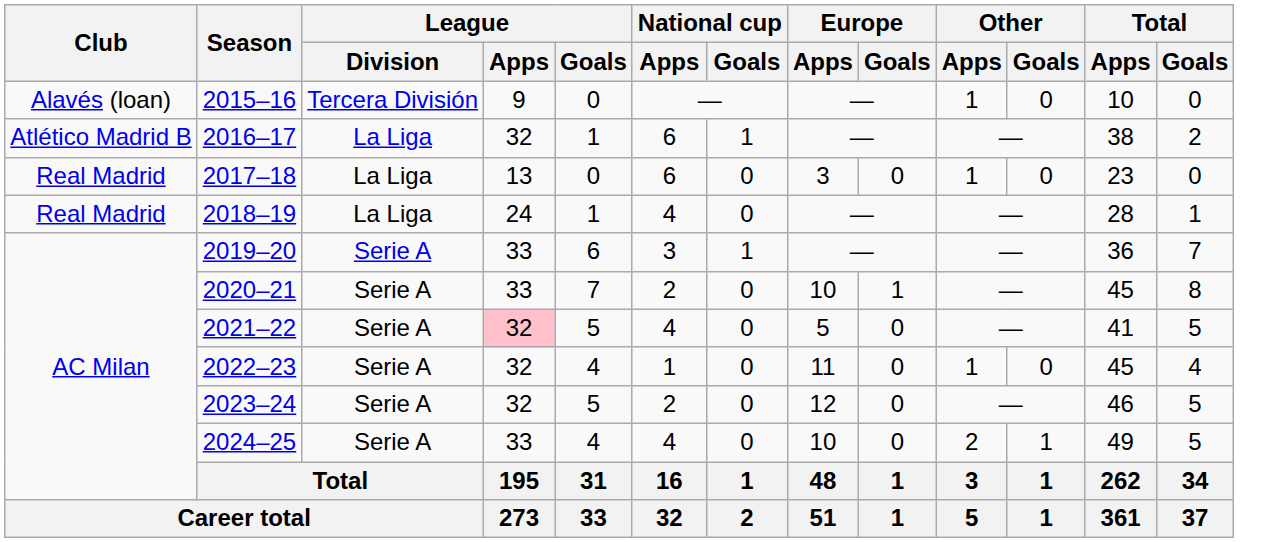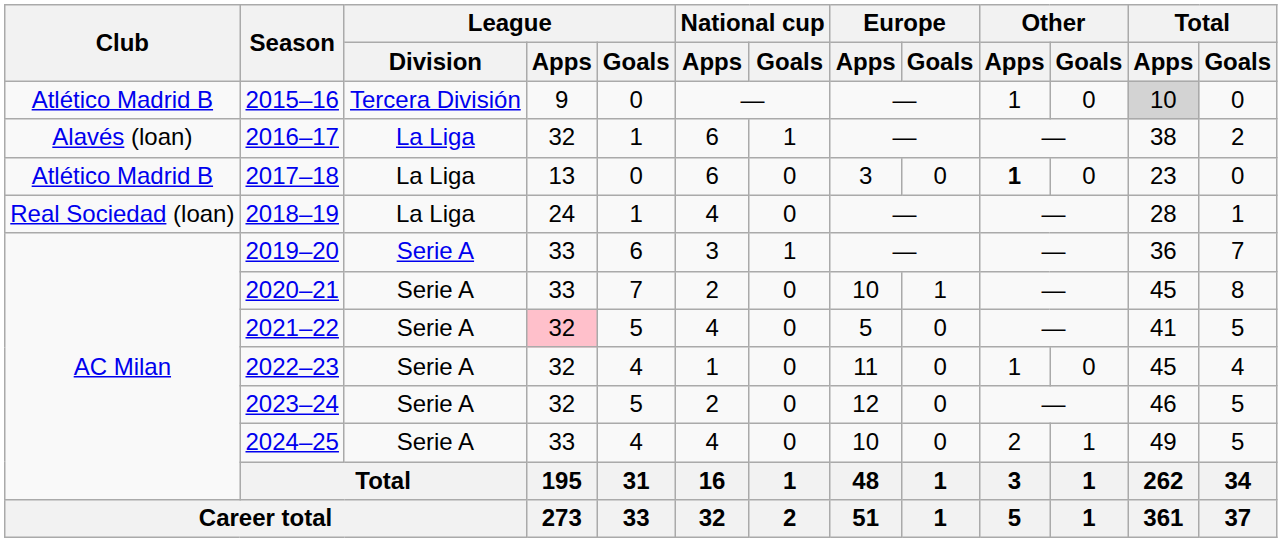(101, 99) Alavés (loan) -> (122, 99) Atlético Madrid B
(1121, 99) no background -> (1163, 99) lightgrey background
(101, 137) Atlético Madrid B -> (122, 137) Alavés (loan)
(101, 175) Real Madrid -> (122, 175) Atlético Madrid B
(972, 175) normal -> (1015, 175) bold
(101, 213) Real Madrid -> (122, 213) Real Sociedad (loan)
